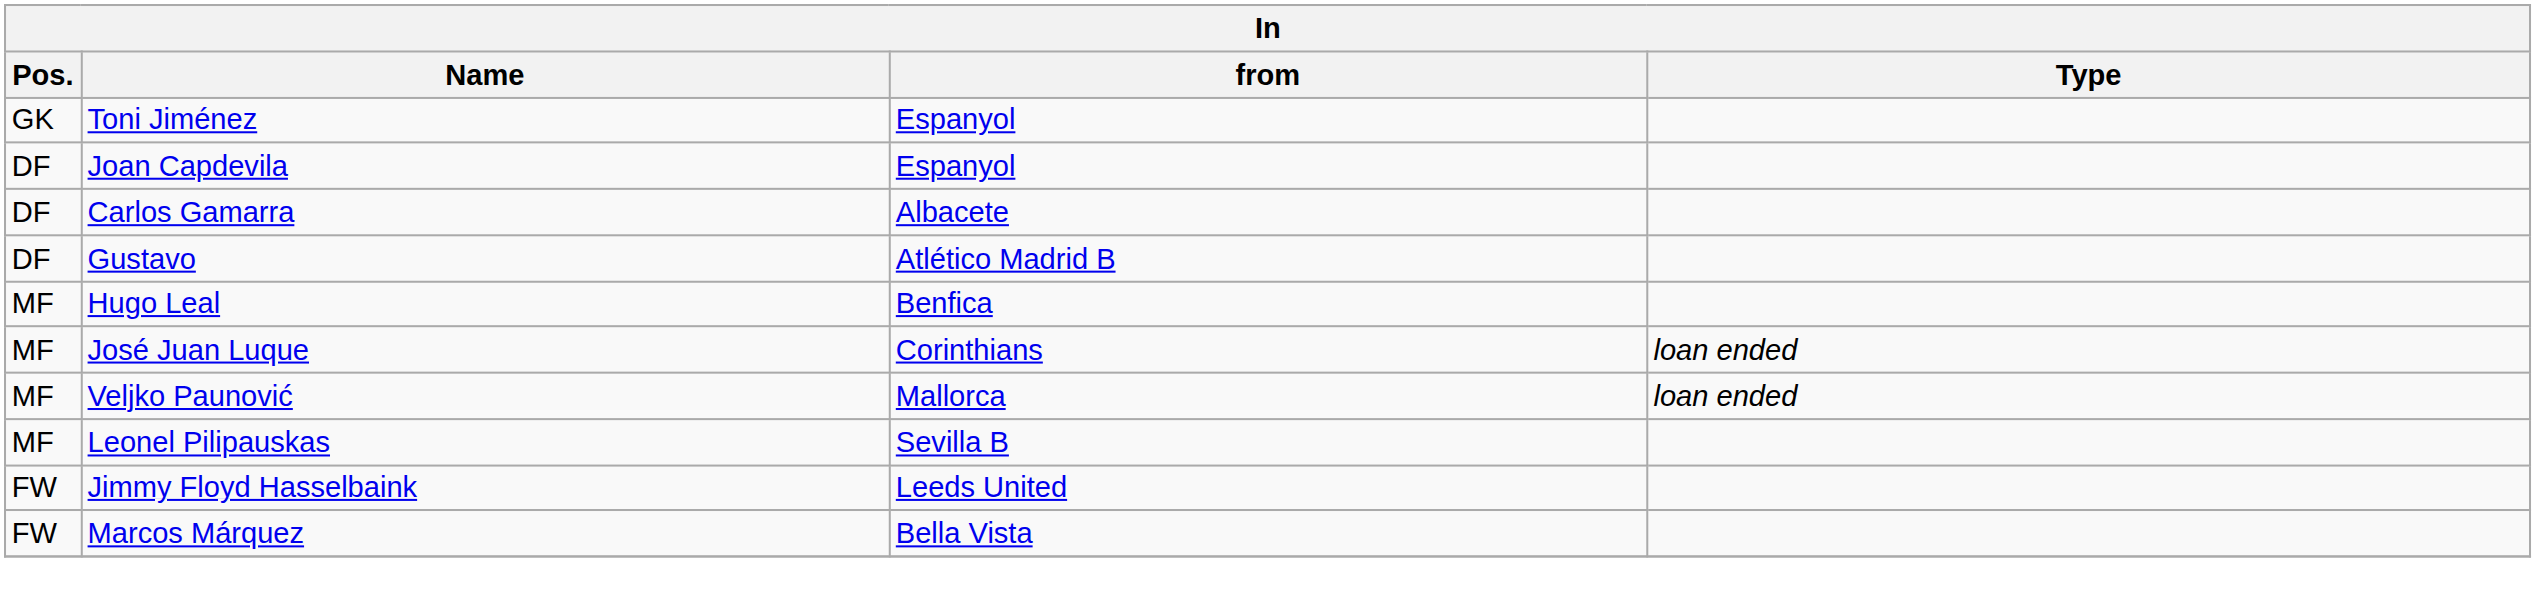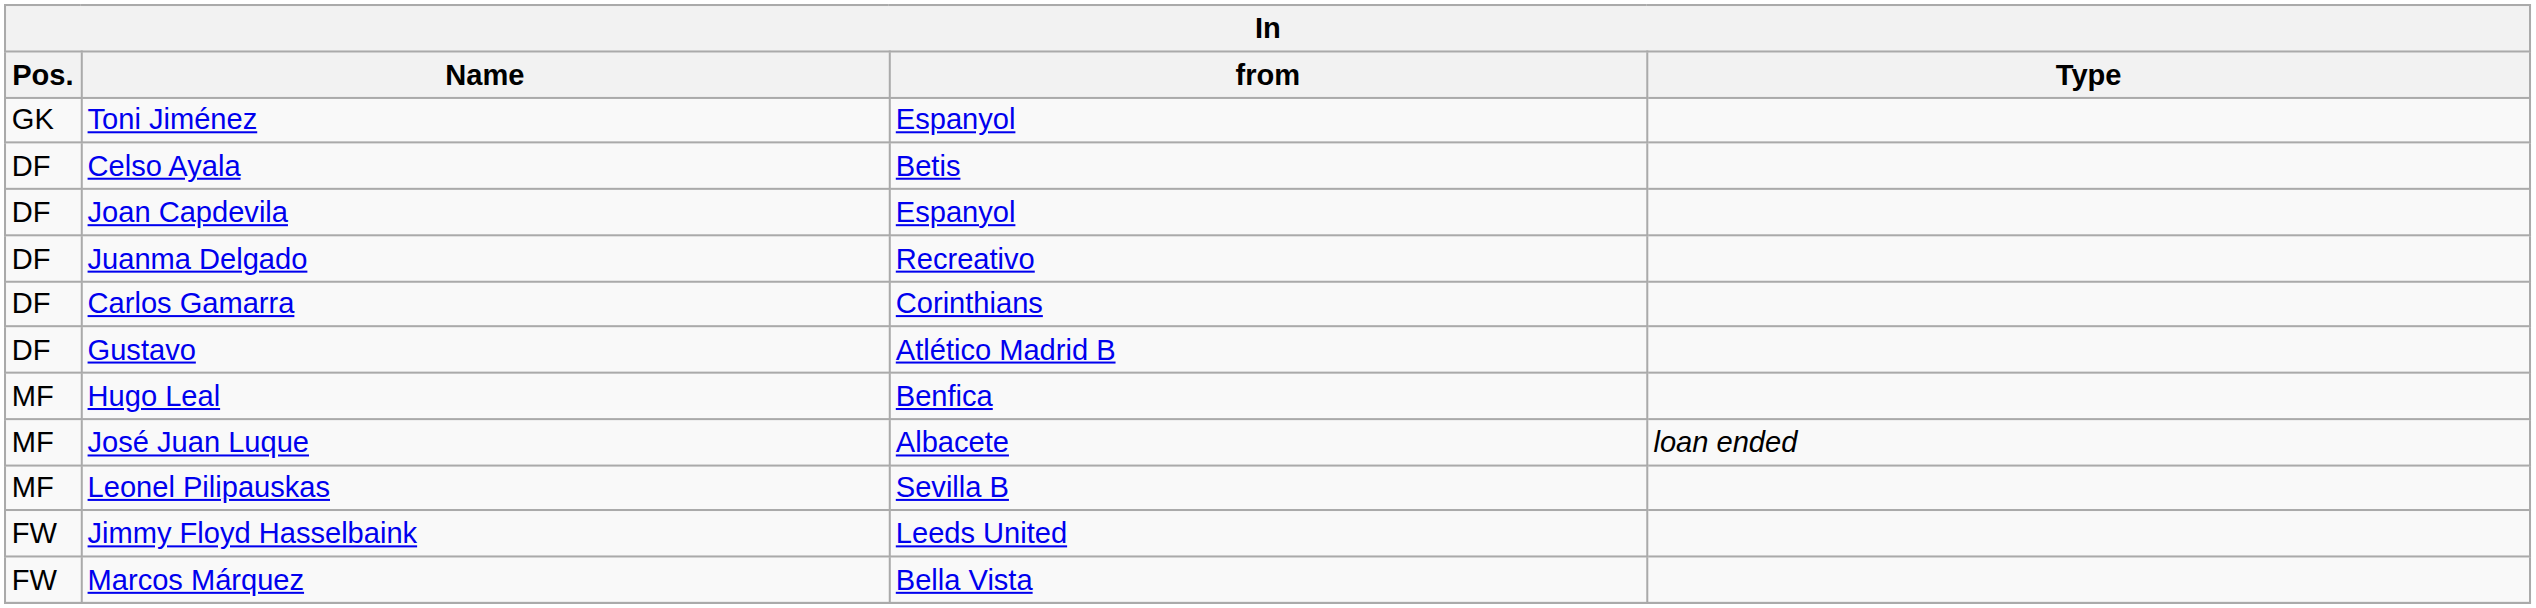+ row: (164, 166)
+ row: (197, 258)
(952, 212) Albacete -> (969, 304) Corinthians
(969, 350) Corinthians -> (952, 442) Albacete
- row: (190, 396)
